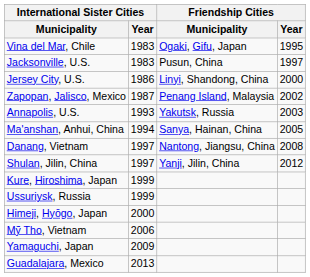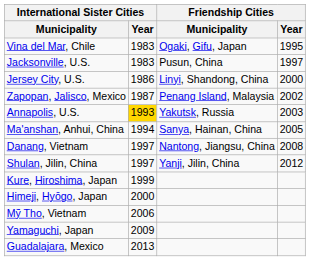(143, 113) no background -> (143, 113) gold background
- row: (49, 197)
